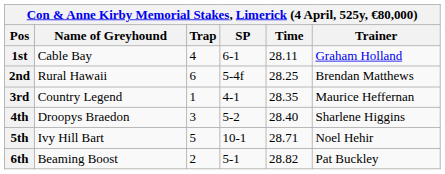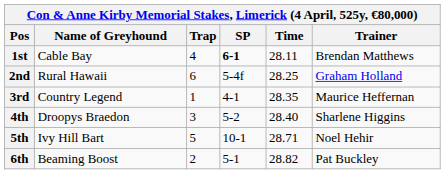(231, 55) normal -> (231, 55) bold
(359, 55) Graham Holland -> (365, 55) Brendan Matthews
(365, 76) Brendan Matthews -> (359, 76) Graham Holland
